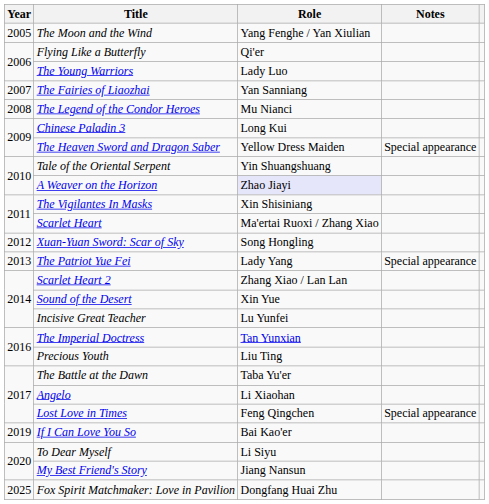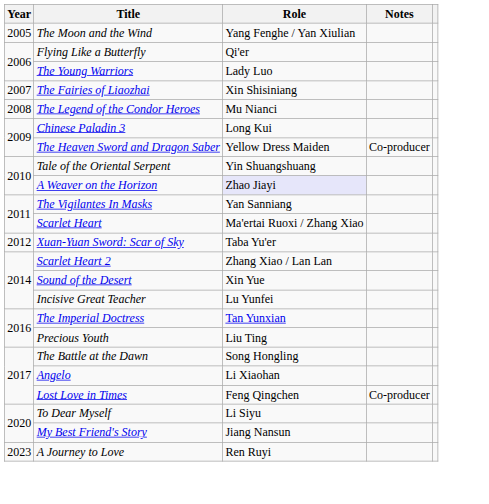(274, 90) Yan Sanniang -> (261, 90) Xin Shisiniang
(430, 147) Special appearance -> (399, 147) Co-producer
(276, 204) Xin Shisiniang -> (259, 204) Yan Sanniang
(277, 242) Song Hongling -> (251, 242) Taba Yu'er
- row: (84, 261)
(266, 375) Taba Yu'er -> (262, 356) Song Hongling
(430, 413) Special appearance -> (399, 394) Co-producer
- row: (86, 432)
+ row: (80, 451)
- row: (136, 489)
